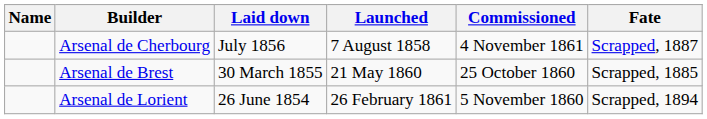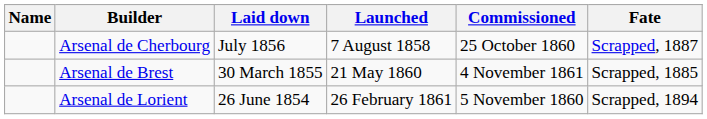(522, 45) 4 November 1861 -> (518, 45) 25 October 1860
(518, 72) 25 October 1860 -> (522, 72) 4 November 1861
